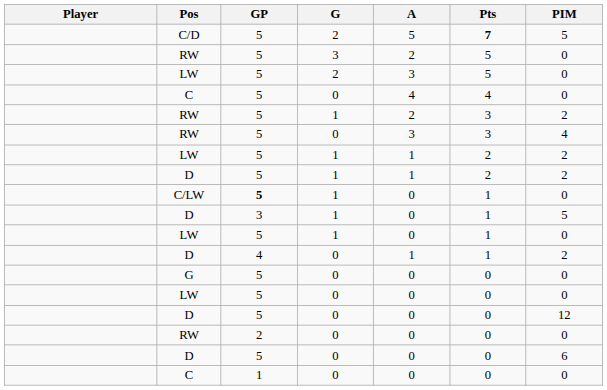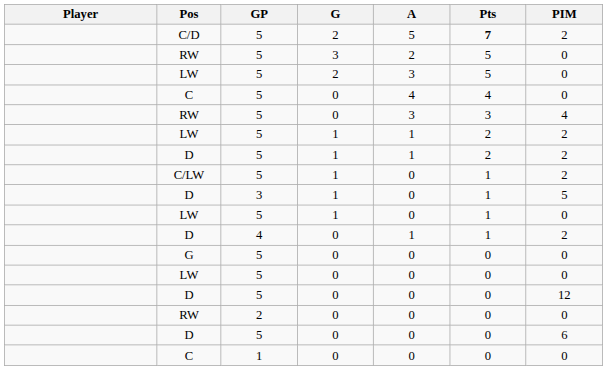(564, 34) 5 -> (564, 34) 2
- row: (189, 114)
(259, 194) bold -> (259, 174) normal
(564, 194) 0 -> (564, 174) 2
